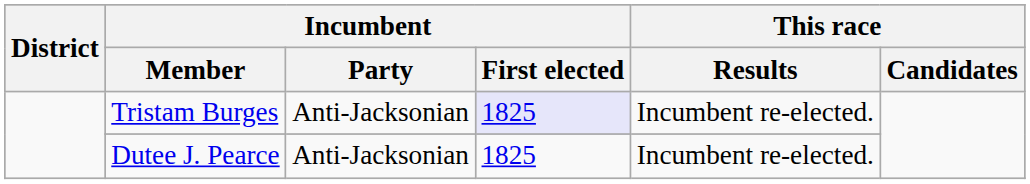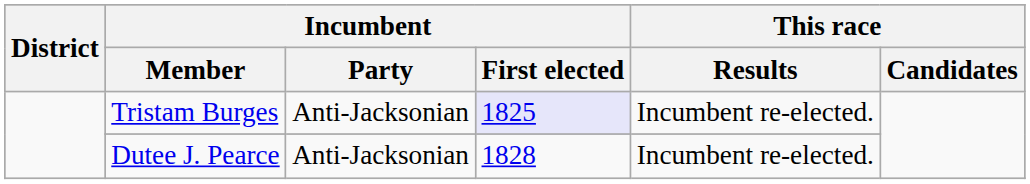(509, 155) 1825 -> (509, 155) 1828
